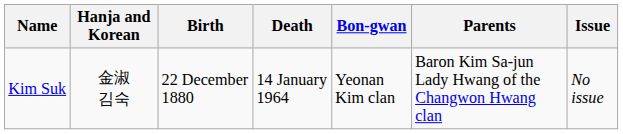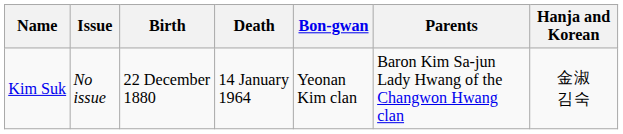columns swapped: (114, 26) <-> (593, 26)
